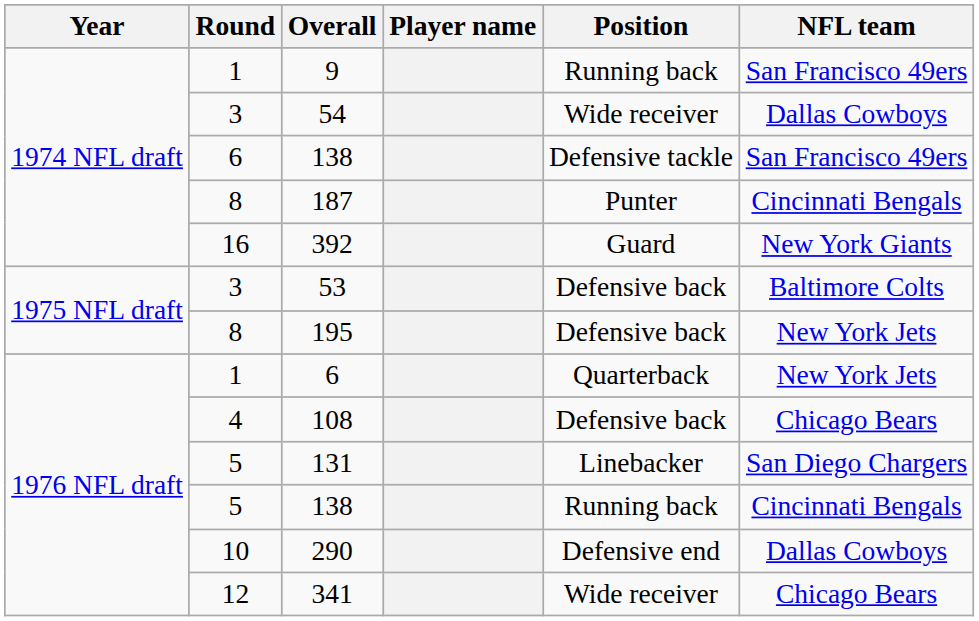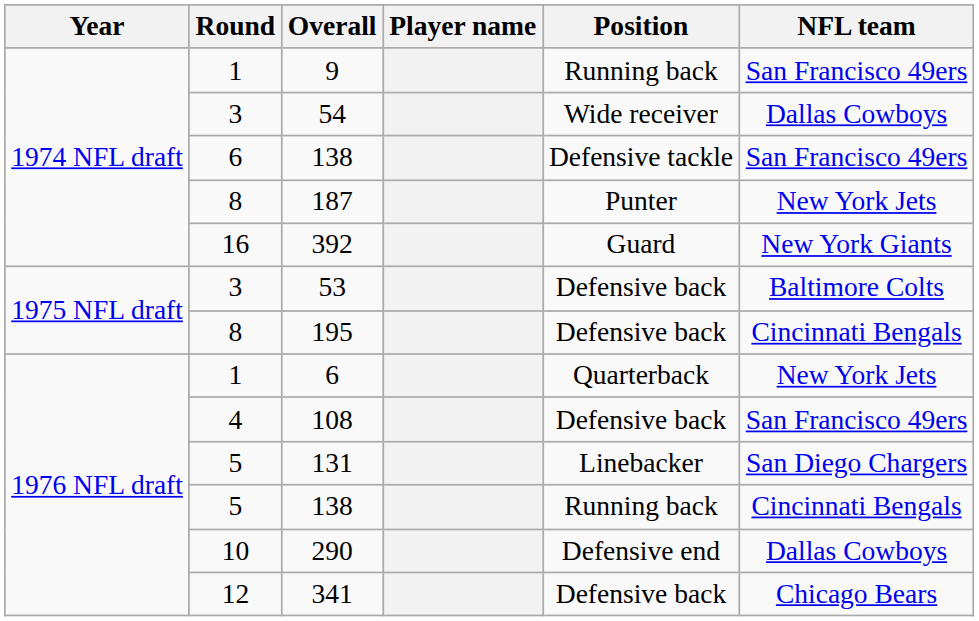(857, 200) Cincinnati Bengals -> (857, 200) New York Jets
(857, 331) New York Jets -> (857, 331) Cincinnati Bengals
(857, 419) Chicago Bears -> (857, 419) San Francisco 49ers
(641, 593) Wide receiver -> (641, 593) Defensive back
